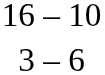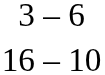rows swapped: (52, 60) <-> (52, 14)
